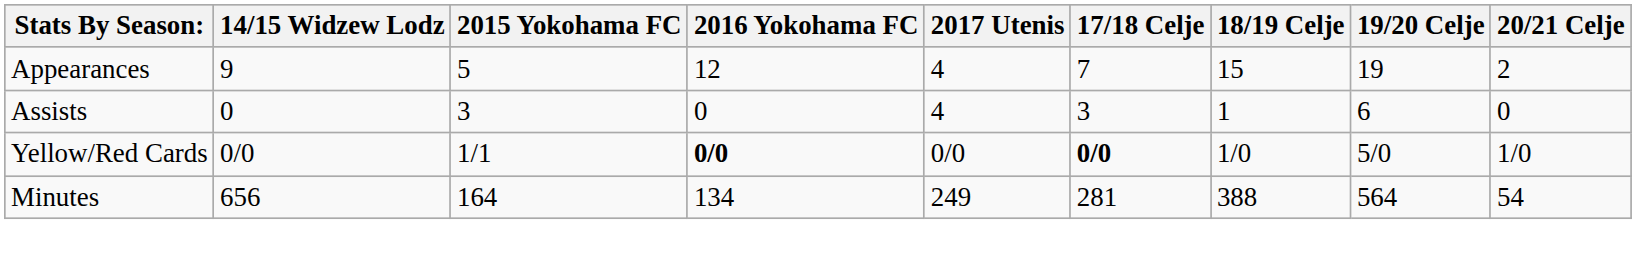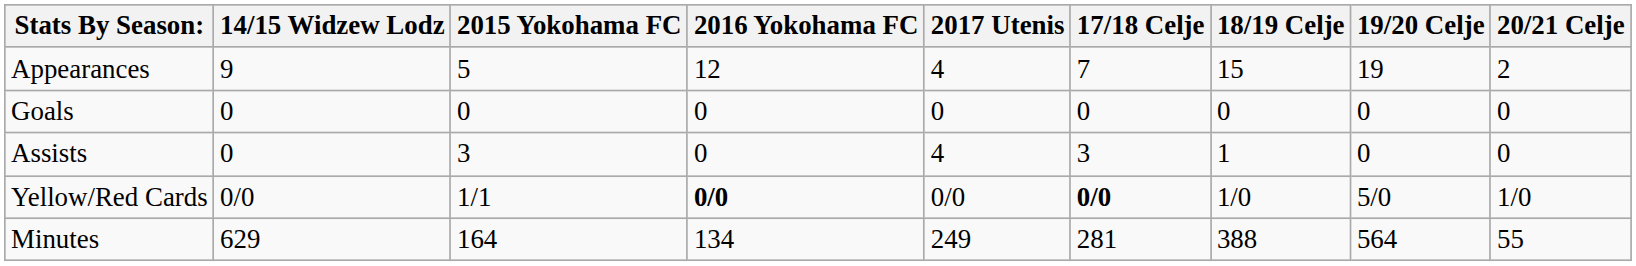+ row: (42, 111)
(1364, 111) 6 -> (1364, 153) 0
(240, 196) 656 -> (240, 238) 629
(1510, 196) 54 -> (1510, 238) 55
